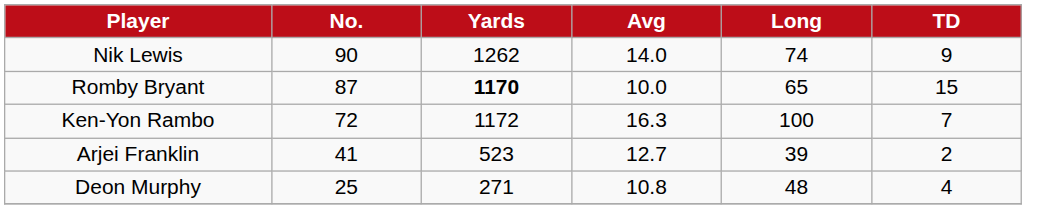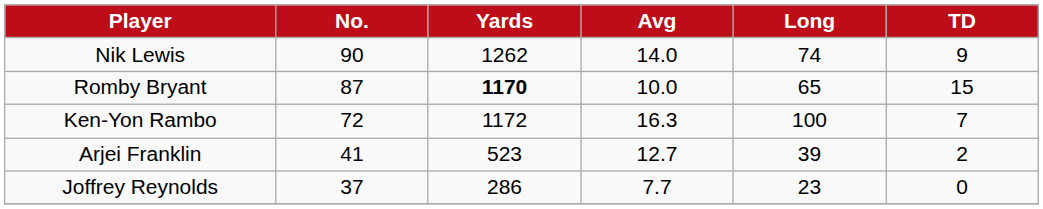+ row: (140, 187)
- row: (138, 187)
